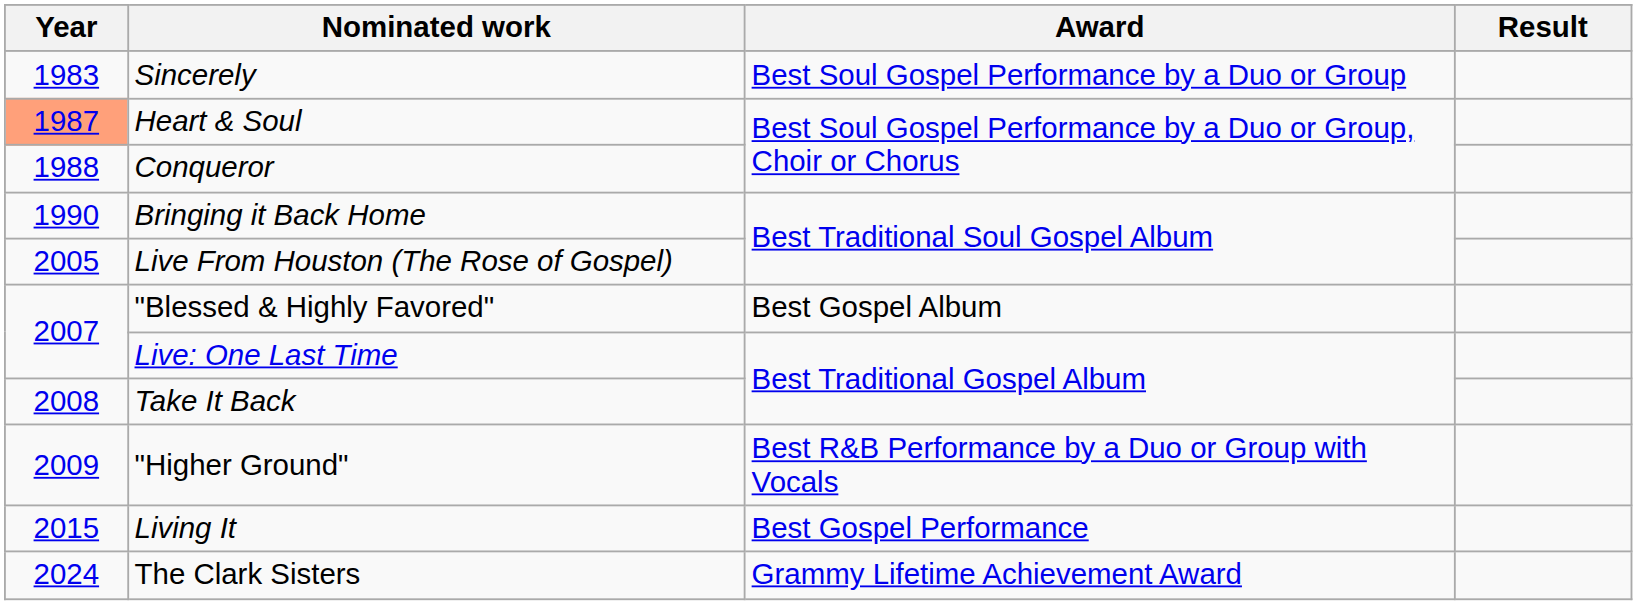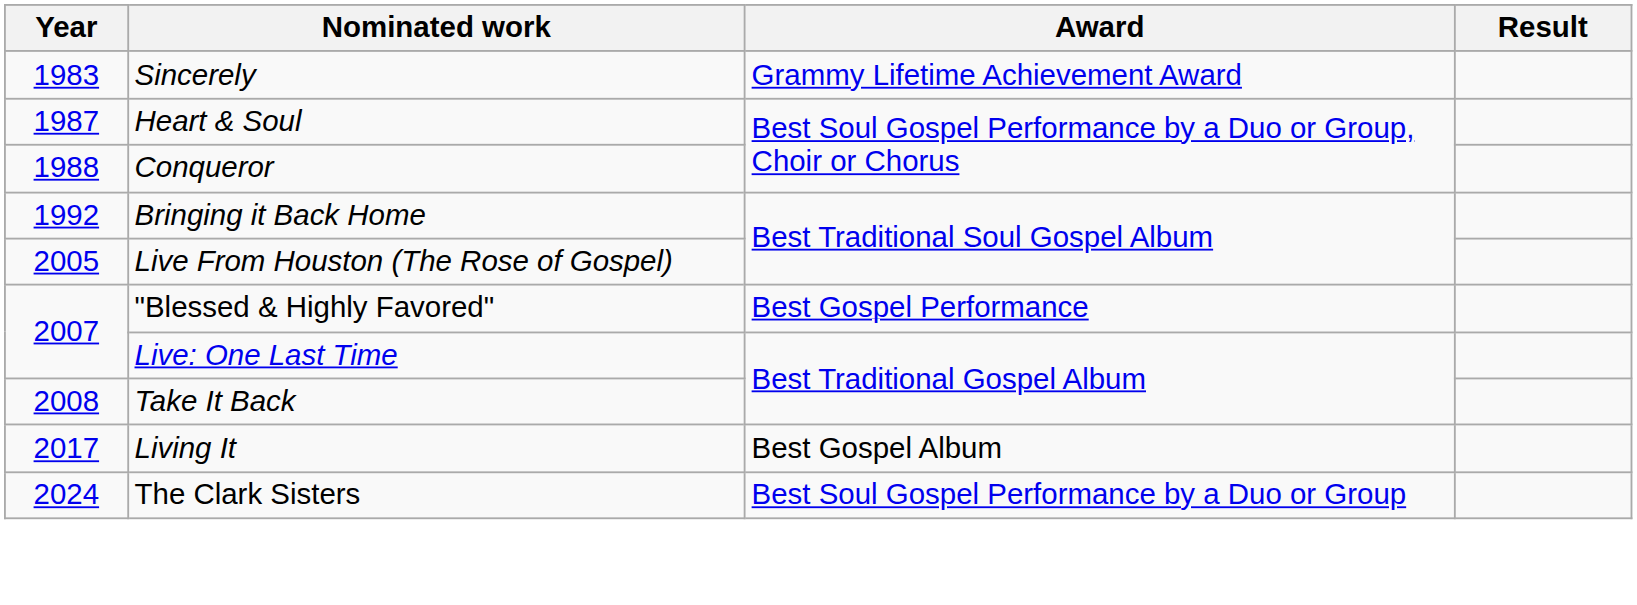(1079, 74) Best Soul Gospel Performance by a Duo or Group -> (997, 74) Grammy Lifetime Achievement Award
(66, 121) lightsalmon background -> (66, 121) no background
(66, 214) 1990 -> (66, 214) 1992
(877, 307) Best Gospel Album -> (920, 307) Best Gospel Performance
- row: (242, 464)
(66, 527) 2015 -> (66, 448) 2017
(920, 527) Best Gospel Performance -> (877, 448) Best Gospel Album
(997, 574) Grammy Lifetime Achievement Award -> (1079, 494) Best Soul Gospel Performance by a Duo or Group
